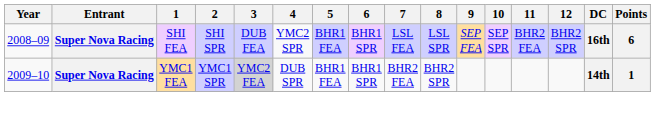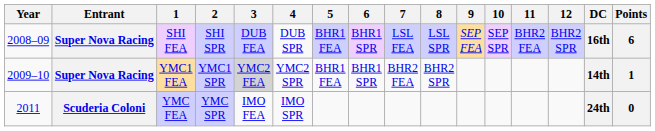(293, 40) YMC2 SPR -> (293, 40) DUB SPR
(293, 74) DUB SPR -> (293, 74) YMC2 SPR
+ row: (176, 108)
